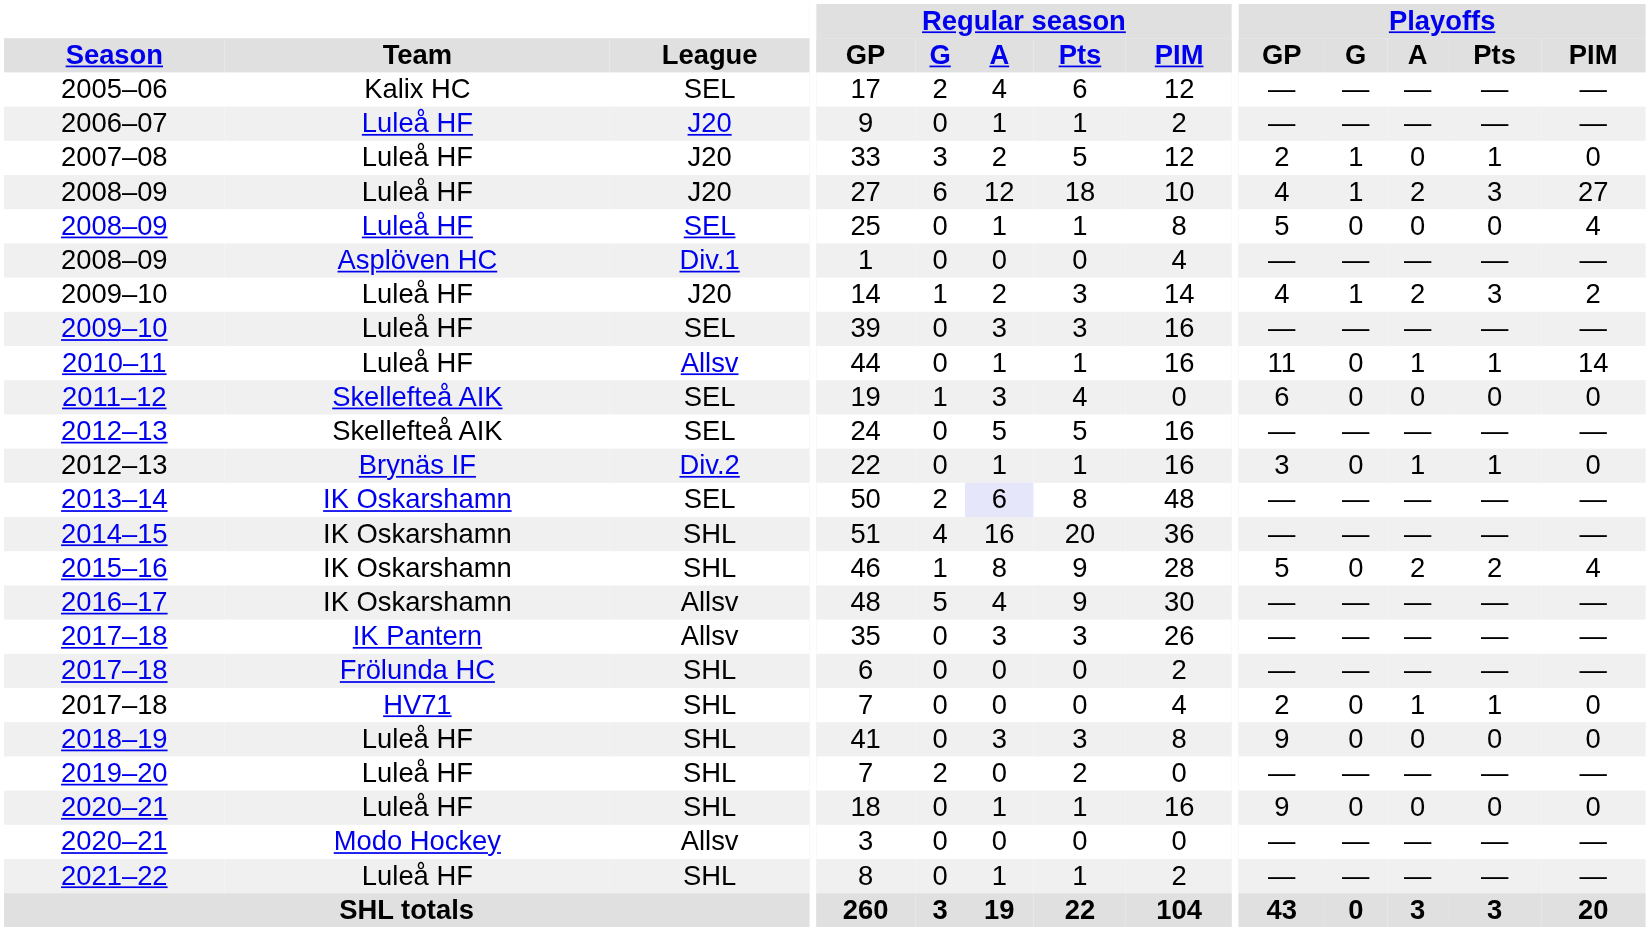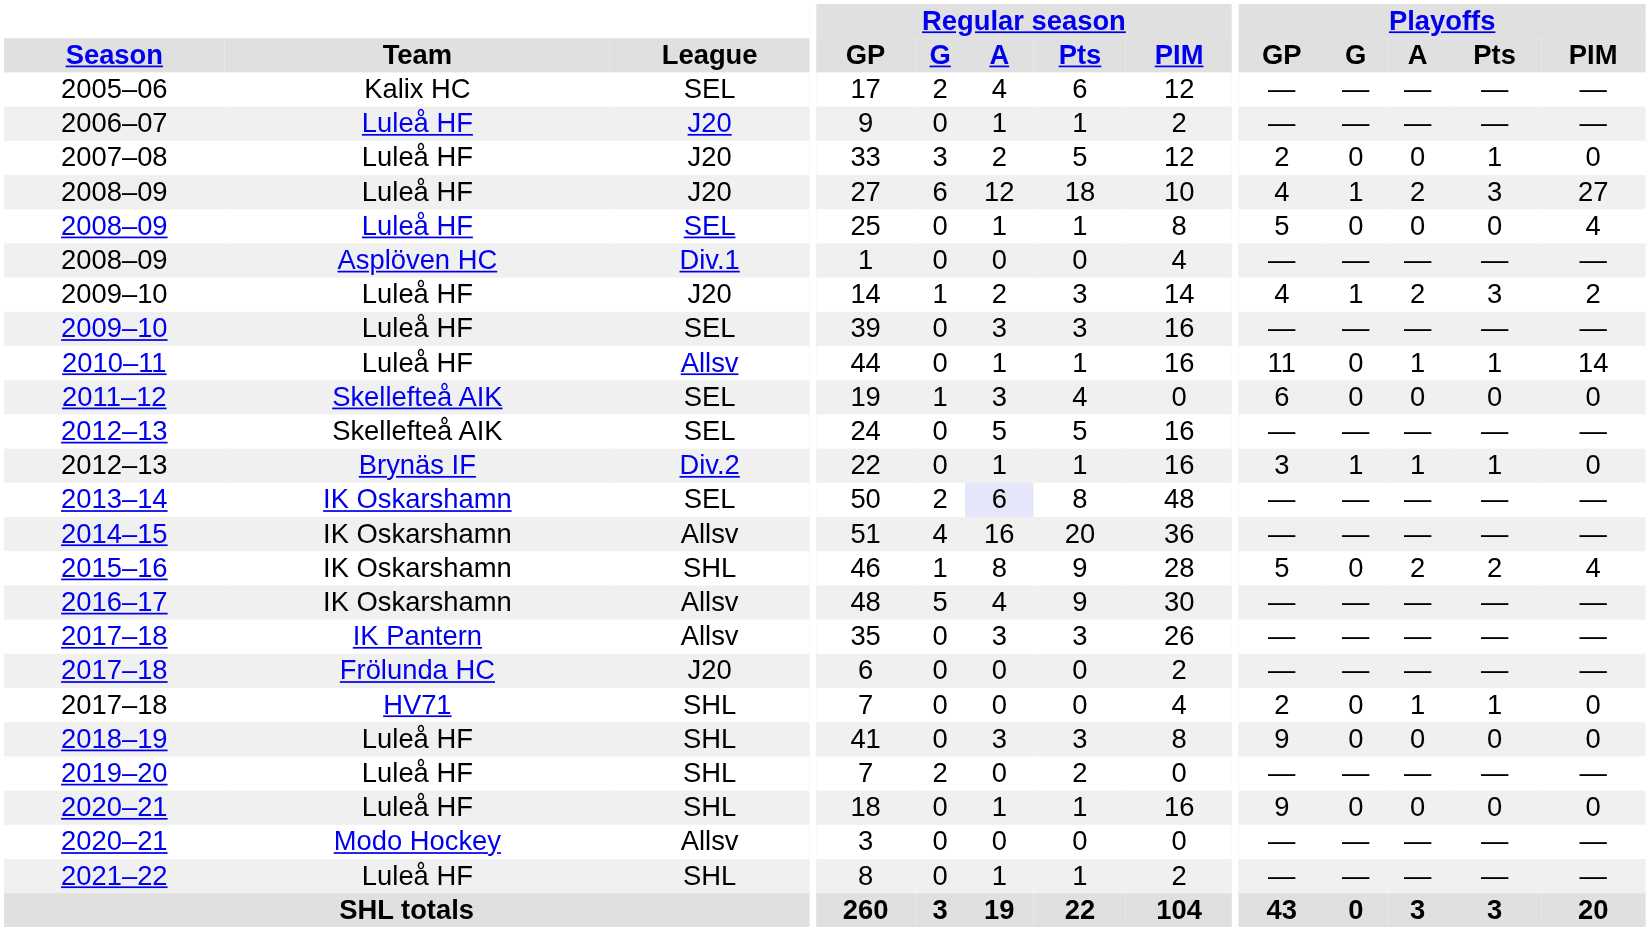(1356, 157) 1 -> (1356, 157) 0
(1356, 465) 0 -> (1356, 465) 1
(710, 533) SHL -> (710, 533) Allsv
(710, 670) SHL -> (710, 670) J20
